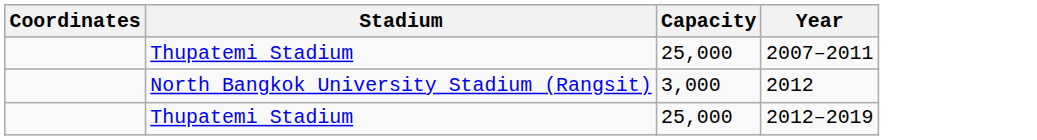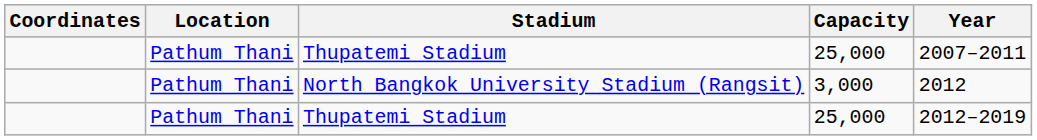+ column: (222, 21)
